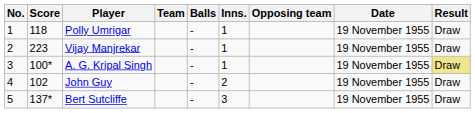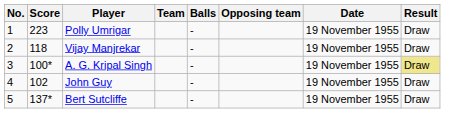- column: (234, 13)
(38, 31) 118 -> (39, 31) 223
(39, 48) 223 -> (38, 48) 118
